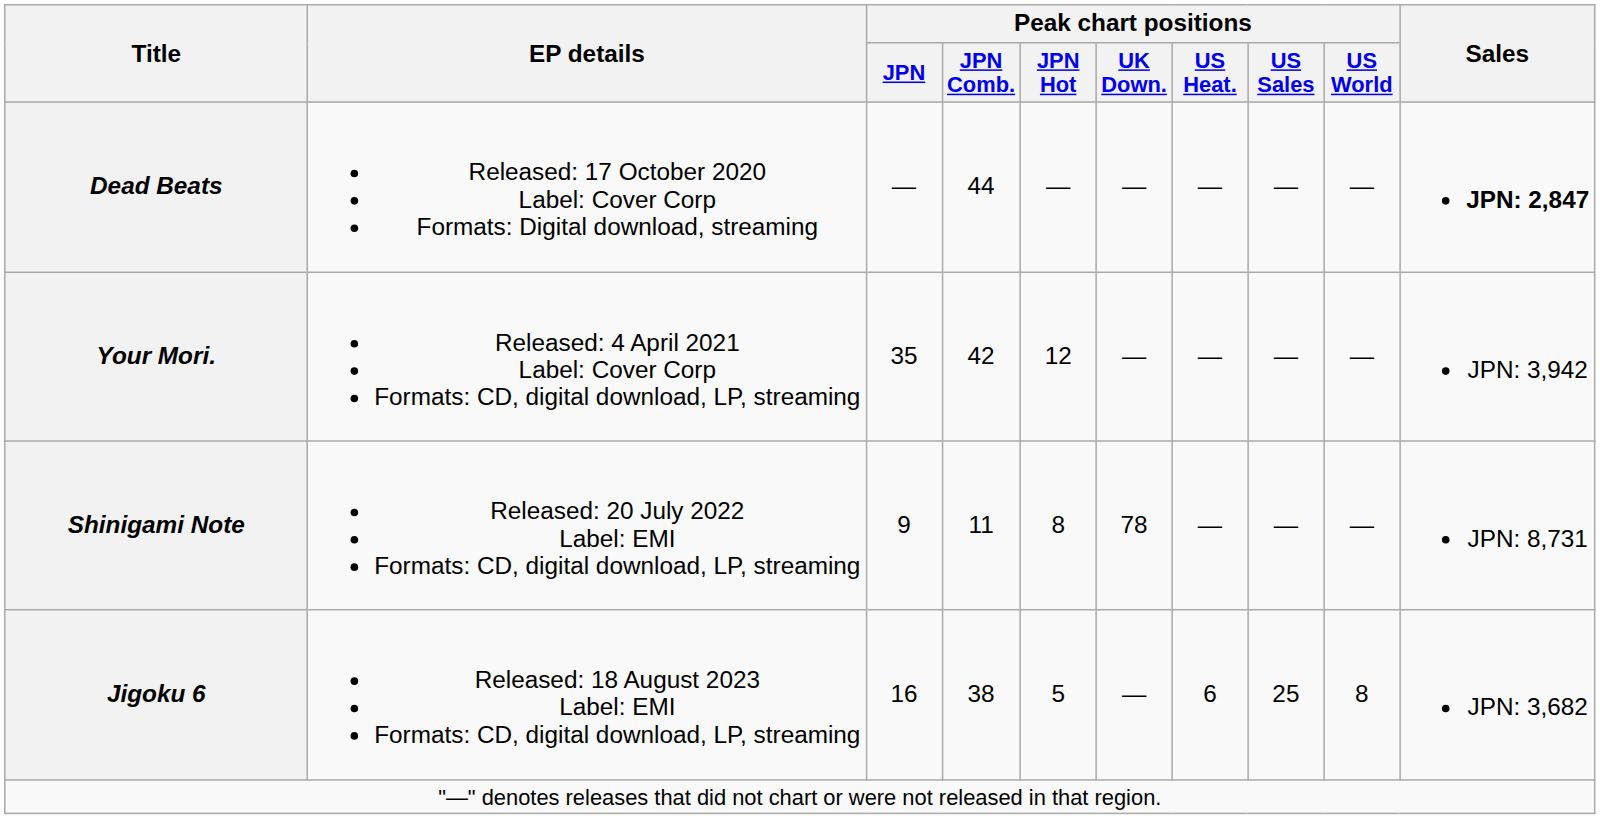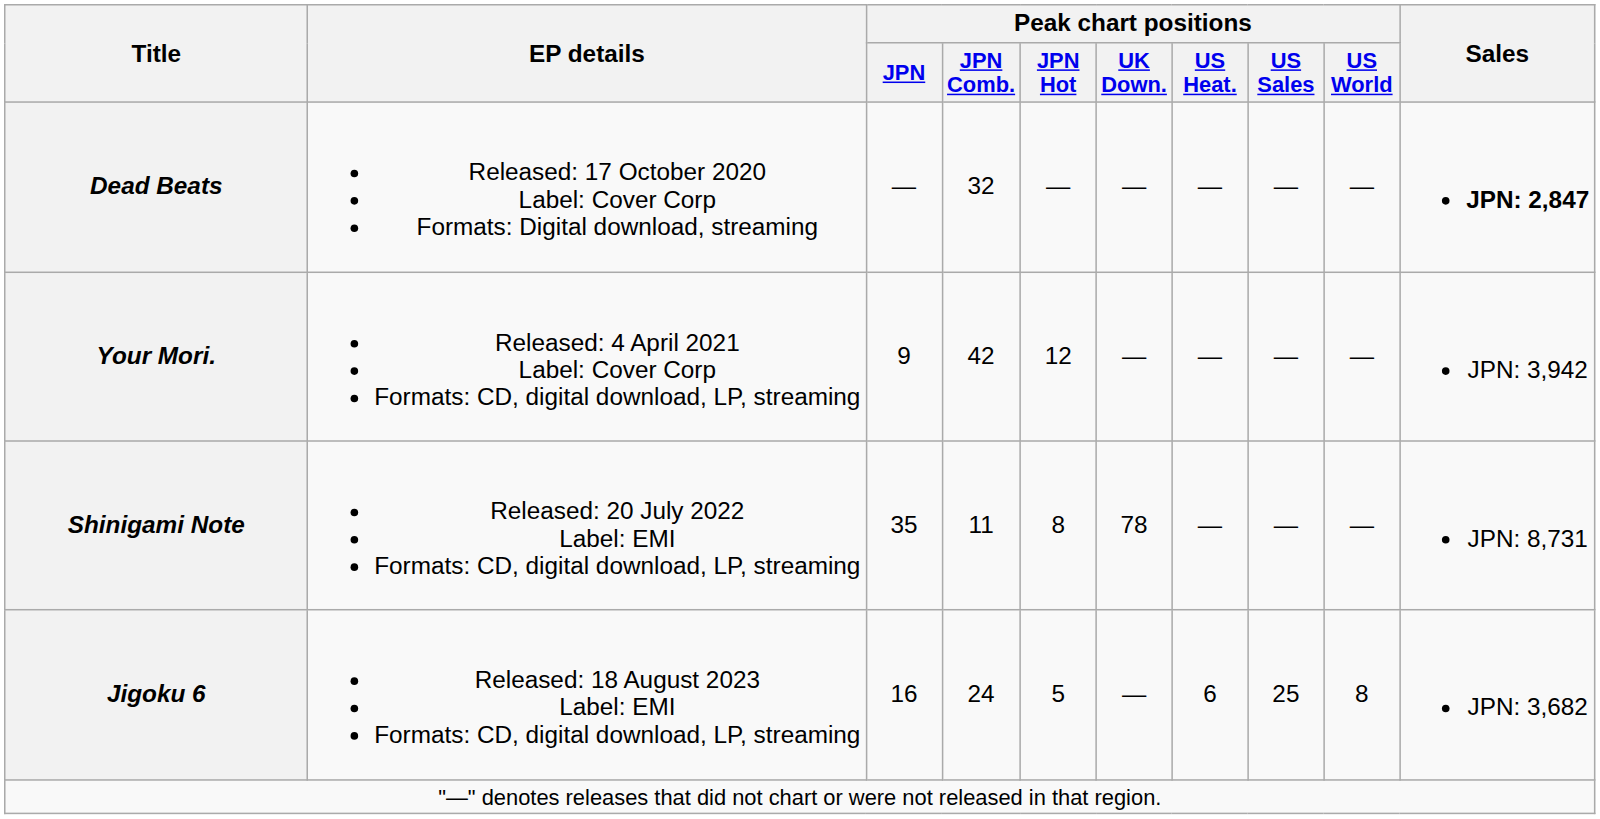(981, 186) 44 -> (981, 186) 32
(904, 355) 35 -> (904, 355) 9
(904, 525) 9 -> (904, 525) 35
(981, 694) 38 -> (981, 694) 24
